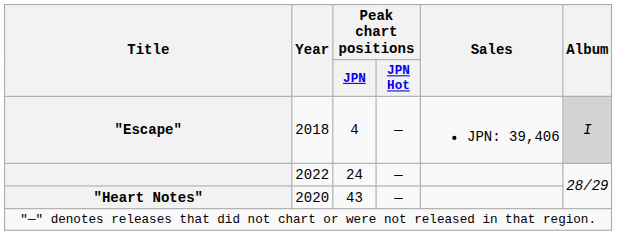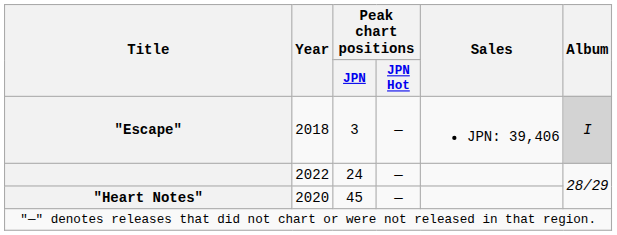(354, 130) 4 -> (354, 130) 3
(354, 198) 43 -> (354, 198) 45
